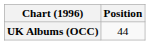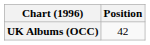(123, 31) 44 -> (123, 31) 42
